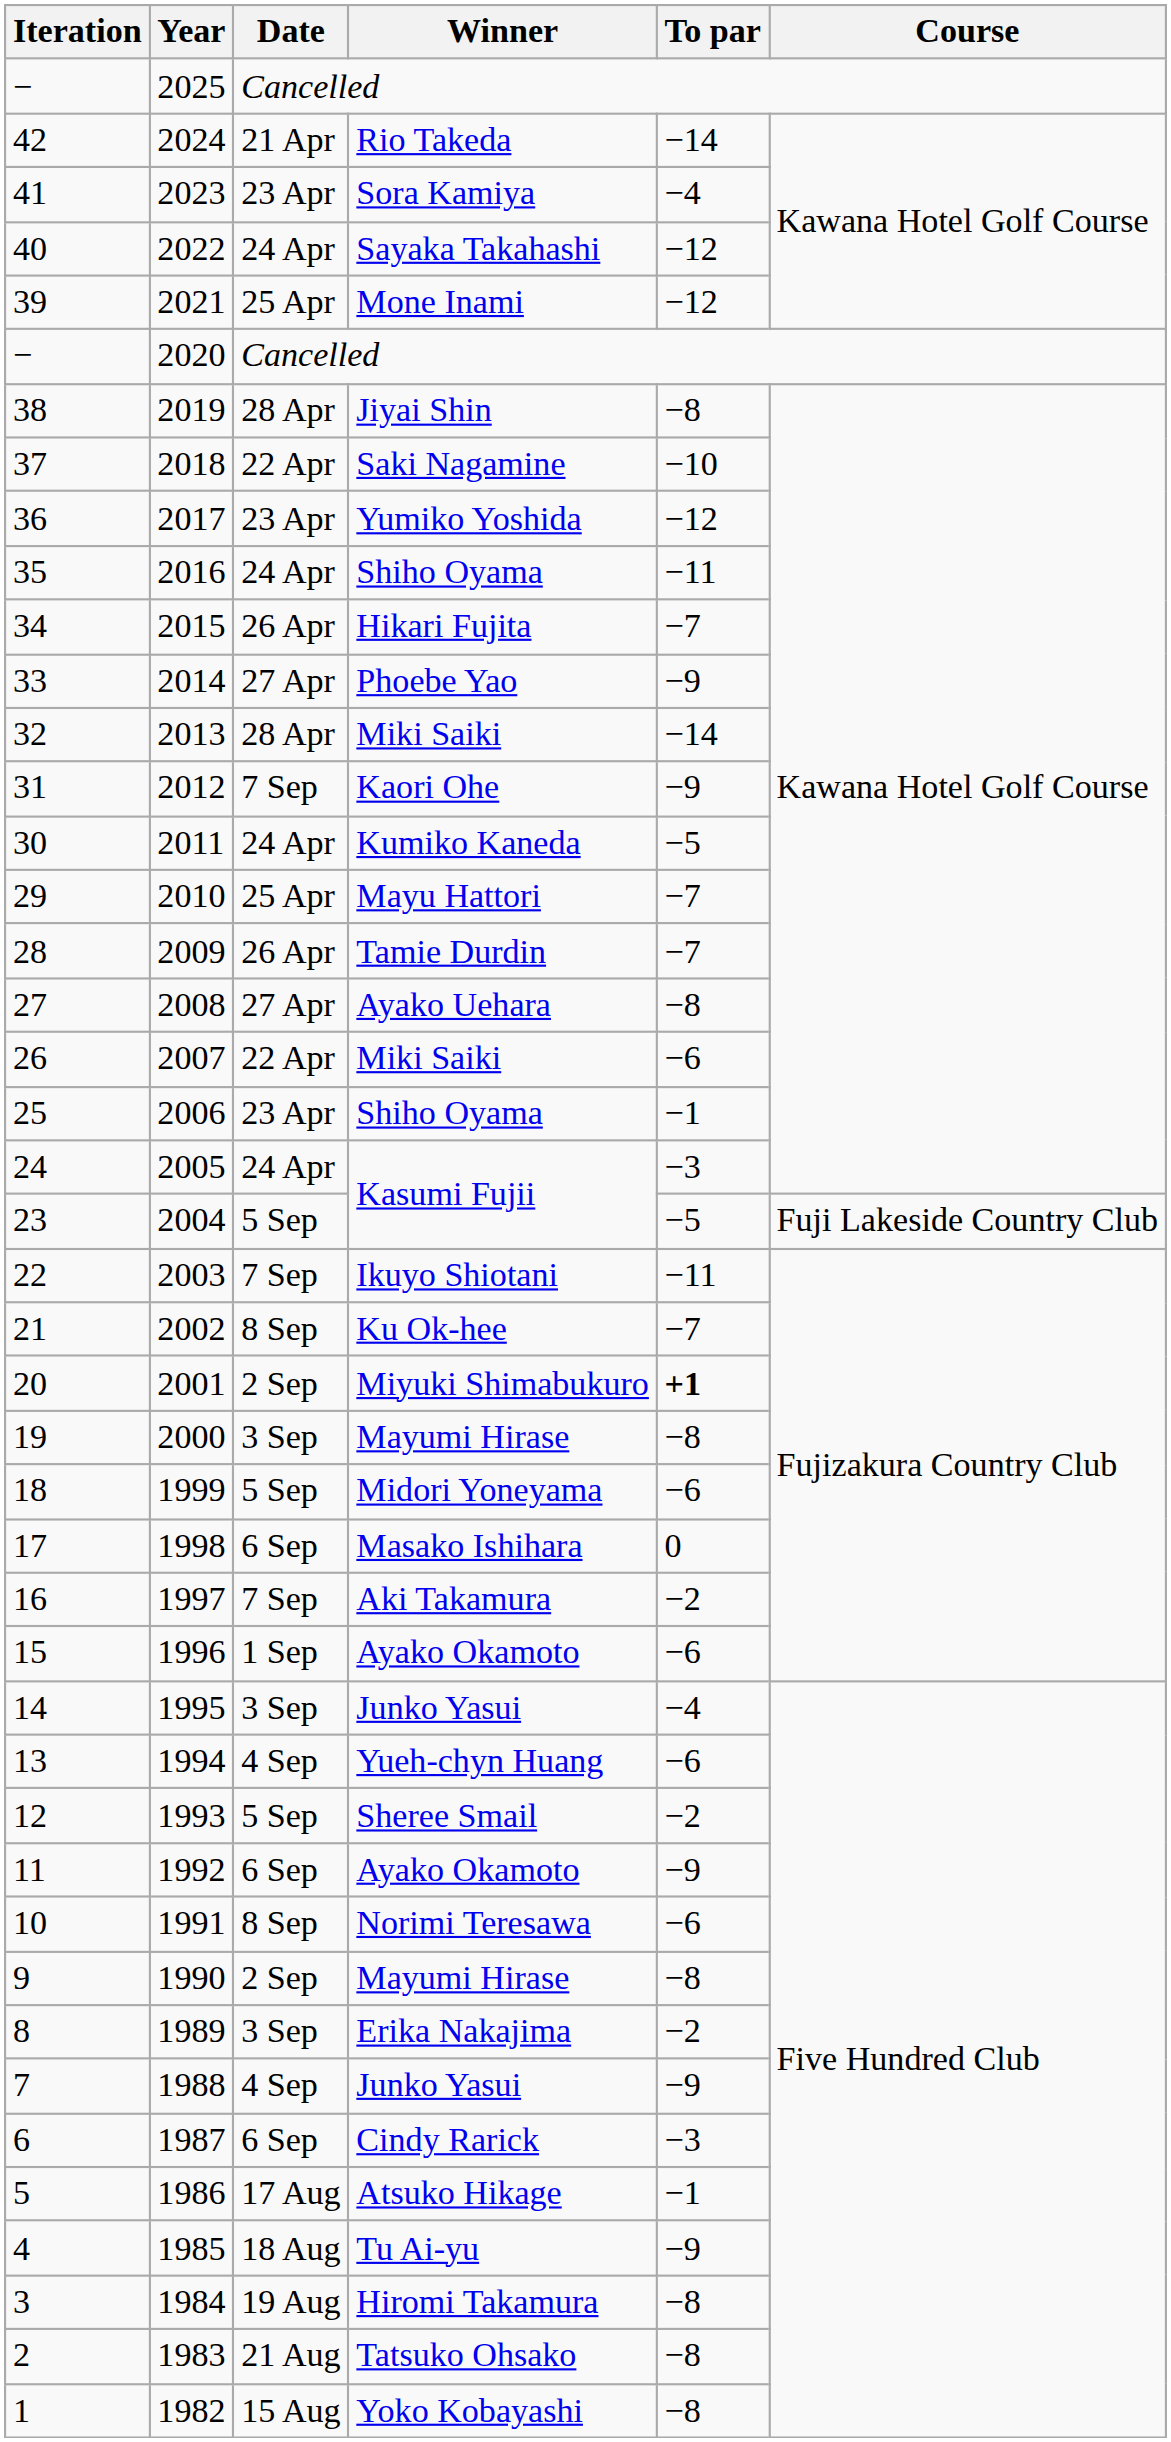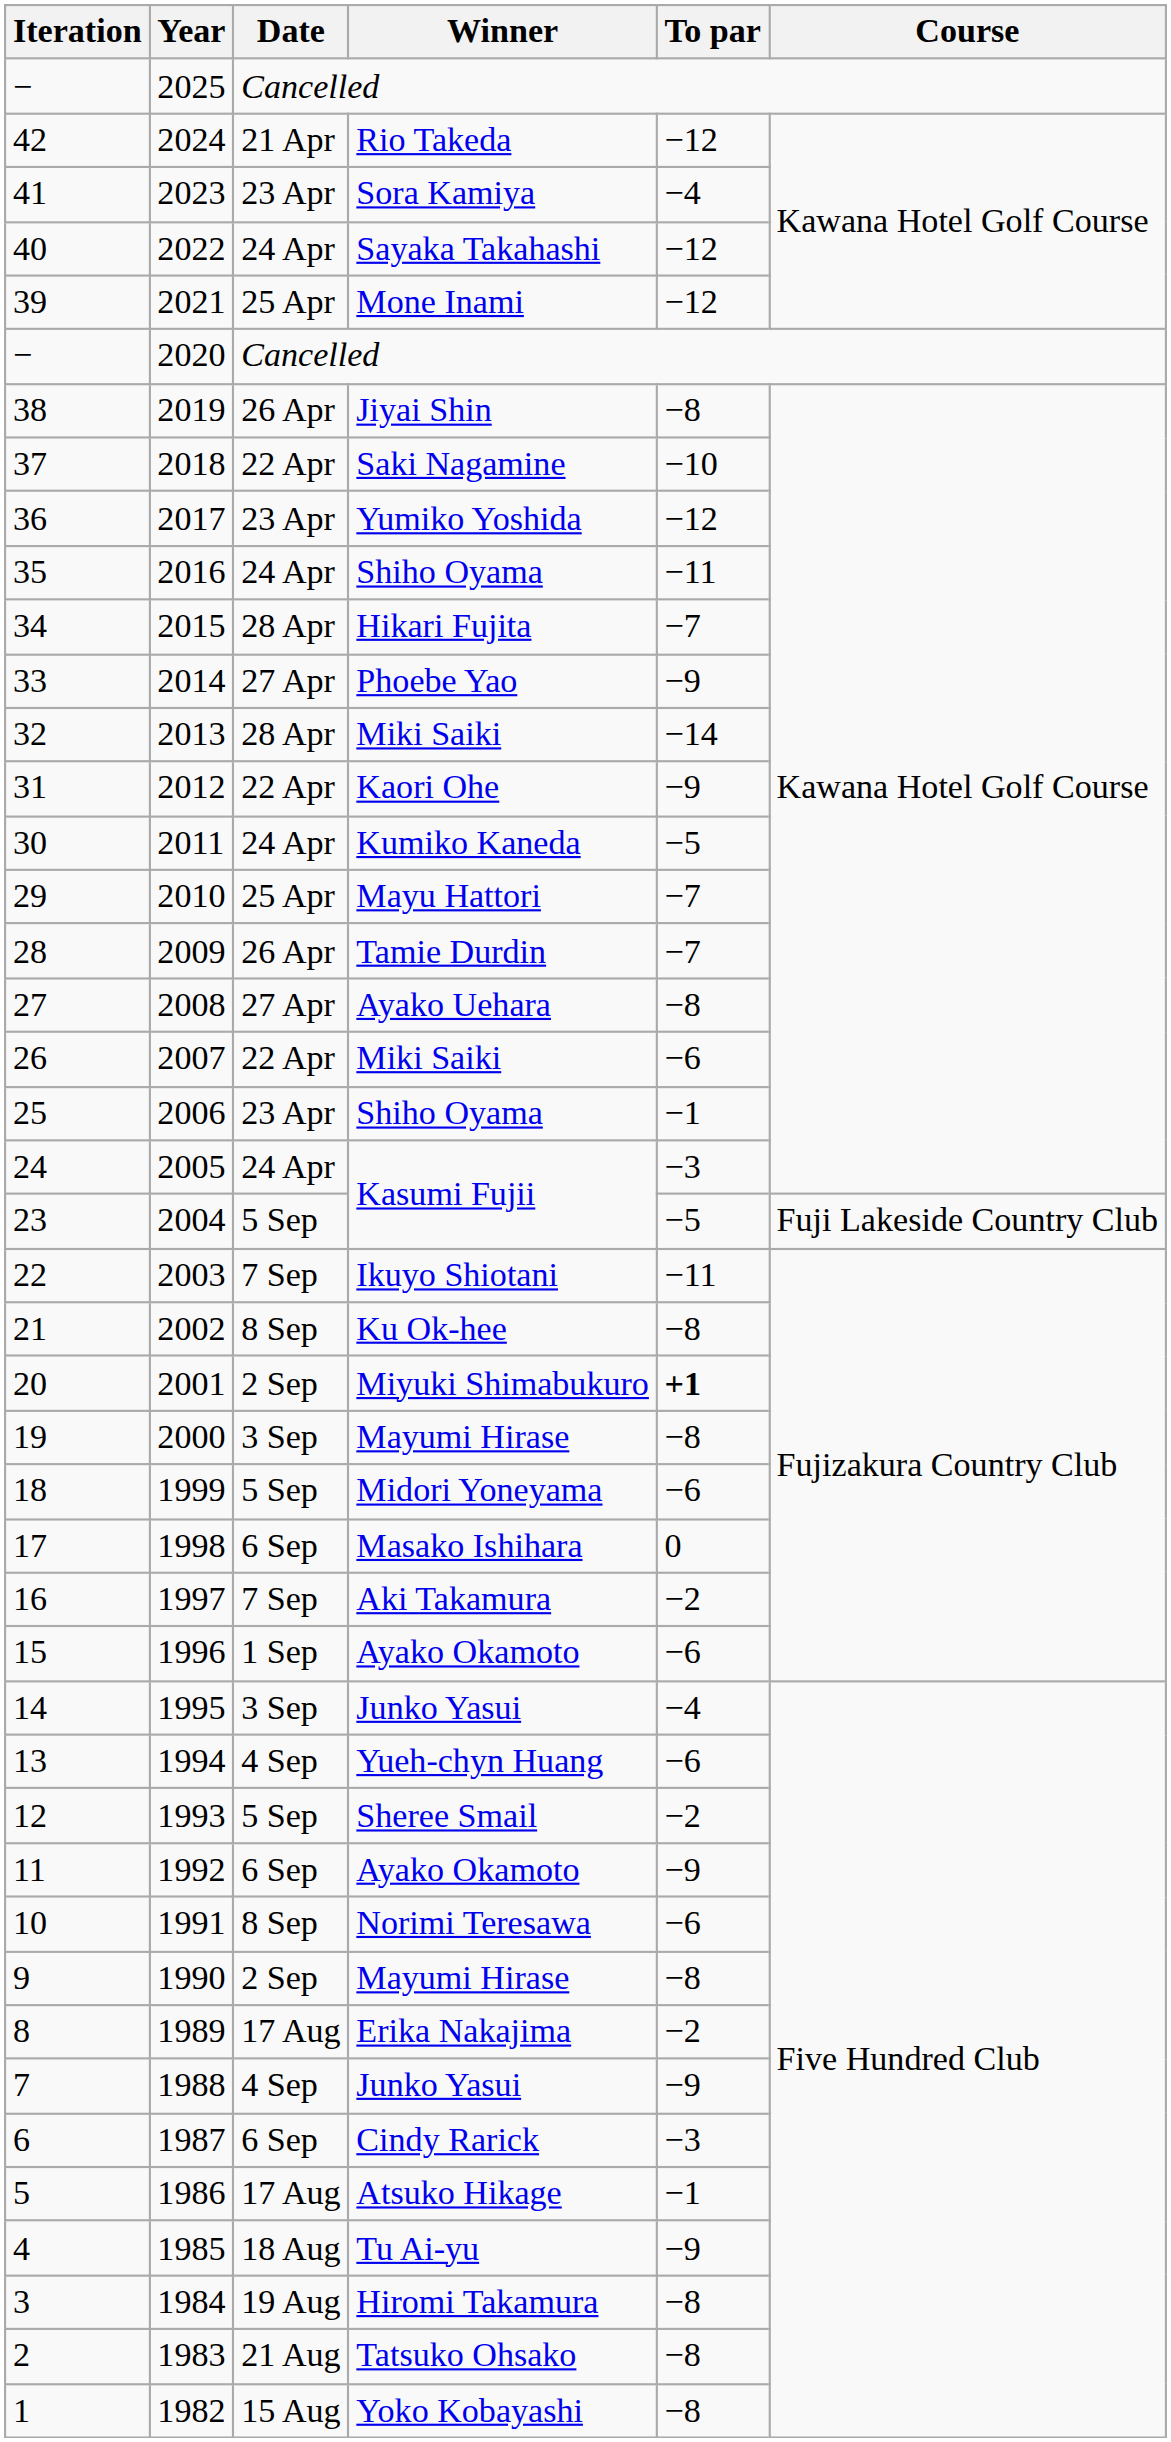(691, 139) −14 -> (691, 139) −12
(288, 409) 28 Apr -> (288, 409) 26 Apr
(288, 626) 26 Apr -> (288, 626) 28 Apr
(280, 788) 7 Sep -> (288, 788) 22 Apr
(683, 1328) −7 -> (683, 1328) −8
(280, 2031) 3 Sep -> (291, 2031) 17 Aug
